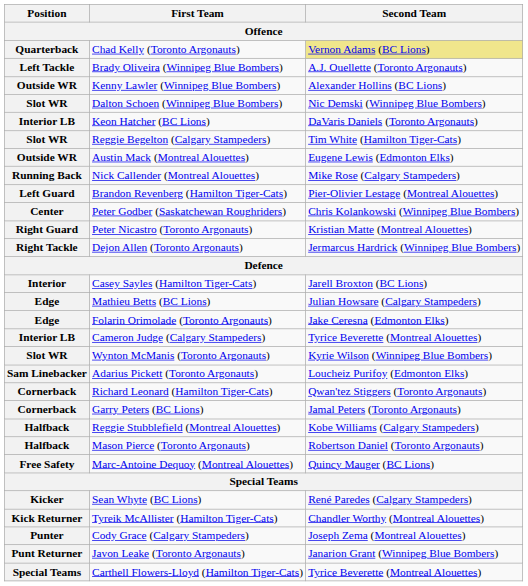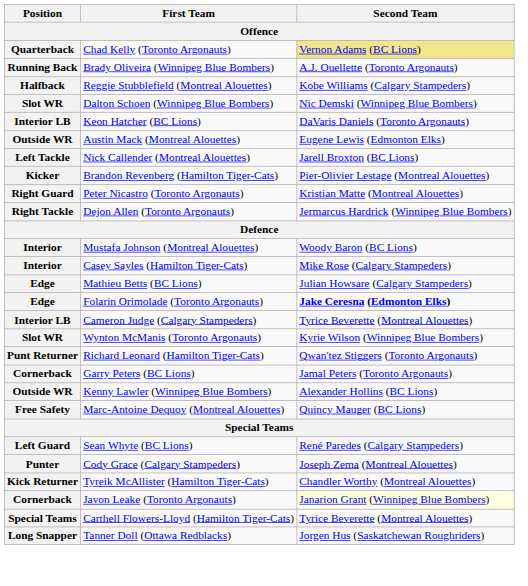(47, 67) Left Tackle -> (42, 67) Running Back
rows swapped: (186, 85) <-> (186, 427)
- row: (181, 139)
(47, 175) Running Back -> (42, 157) Left Tackle
(384, 175) Mike Rose (Calgary Stampeders) -> (359, 157) Jarell Broxton (BC Lions)
(47, 193) Left Guard -> (42, 175) Kicker
- row: (189, 211)
+ row: (171, 247)
(368, 283) Jarell Broxton (BC Lions) -> (375, 265) Mike Rose (Calgary Stampeders)
(378, 319) normal -> (375, 301) bold
- row: (175, 373)
(47, 391) Cornerback -> (42, 355) Punt Returner
- row: (171, 445)
(47, 499) Kicker -> (42, 445) Left Guard
rows swapped: (170, 535) <-> (185, 517)
(47, 553) Punt Returner -> (42, 499) Cornerback
(403, 553) no background -> (394, 499) lightyellow background
+ row: (157, 535)
